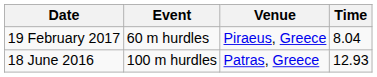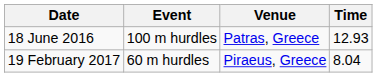rows swapped: (51, 60) <-> (64, 38)
